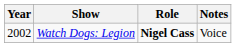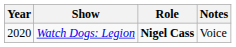(19, 33) 2002 -> (19, 33) 2020
